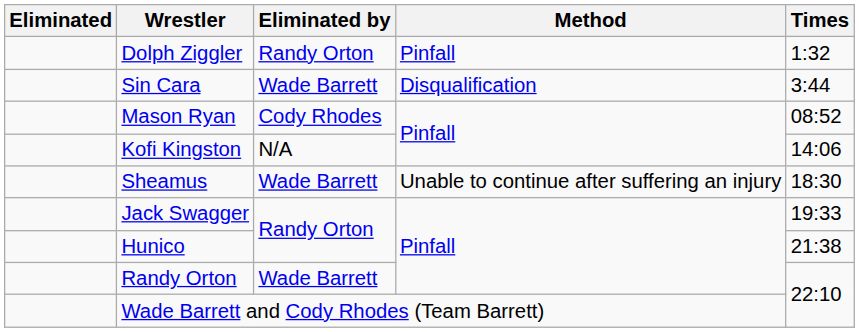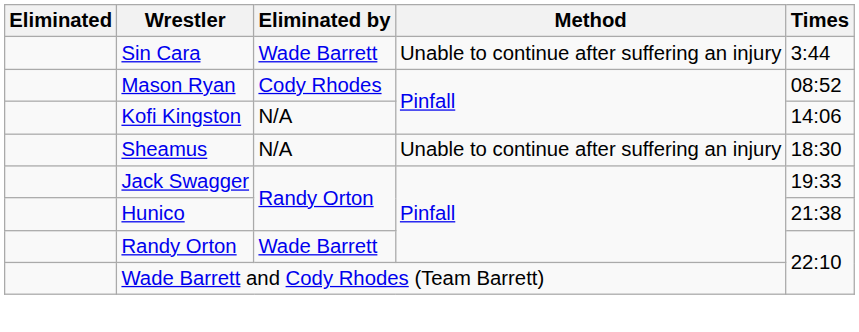- row: (182, 52)
(468, 85) Disqualification -> (591, 52) Unable to continue after suffering an injury
(318, 181) Wade Barrett -> (275, 149) N/A
